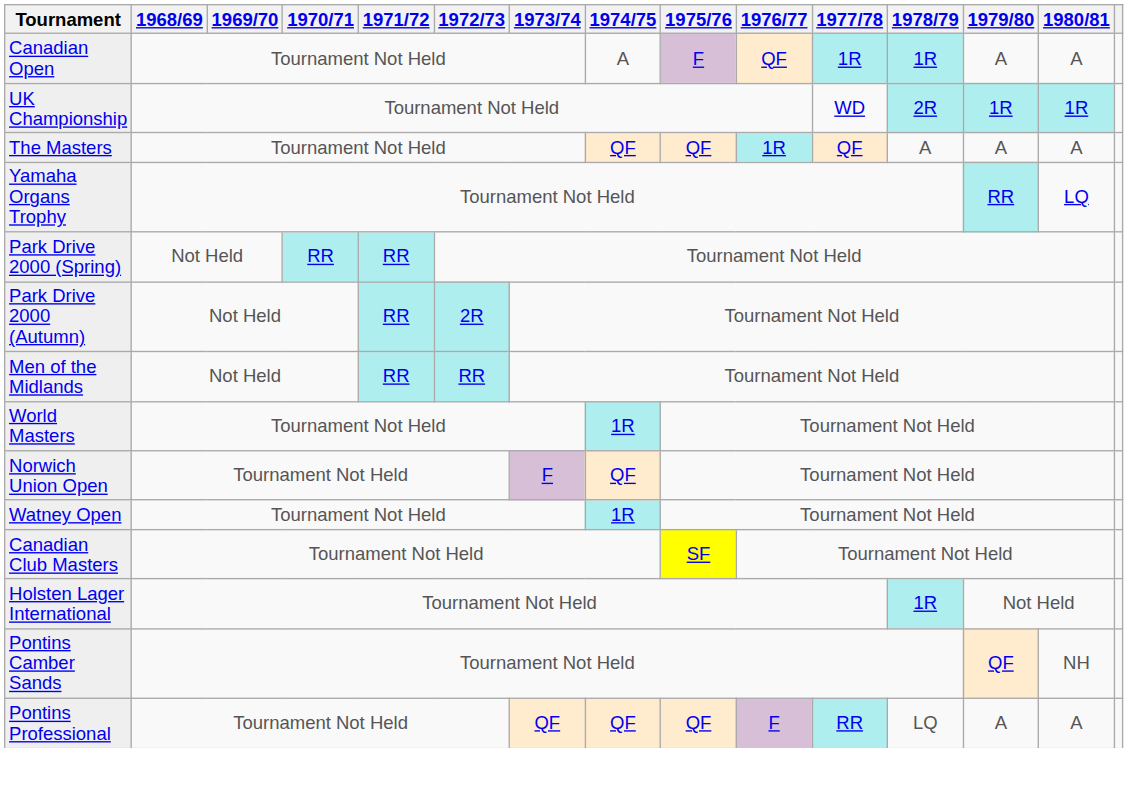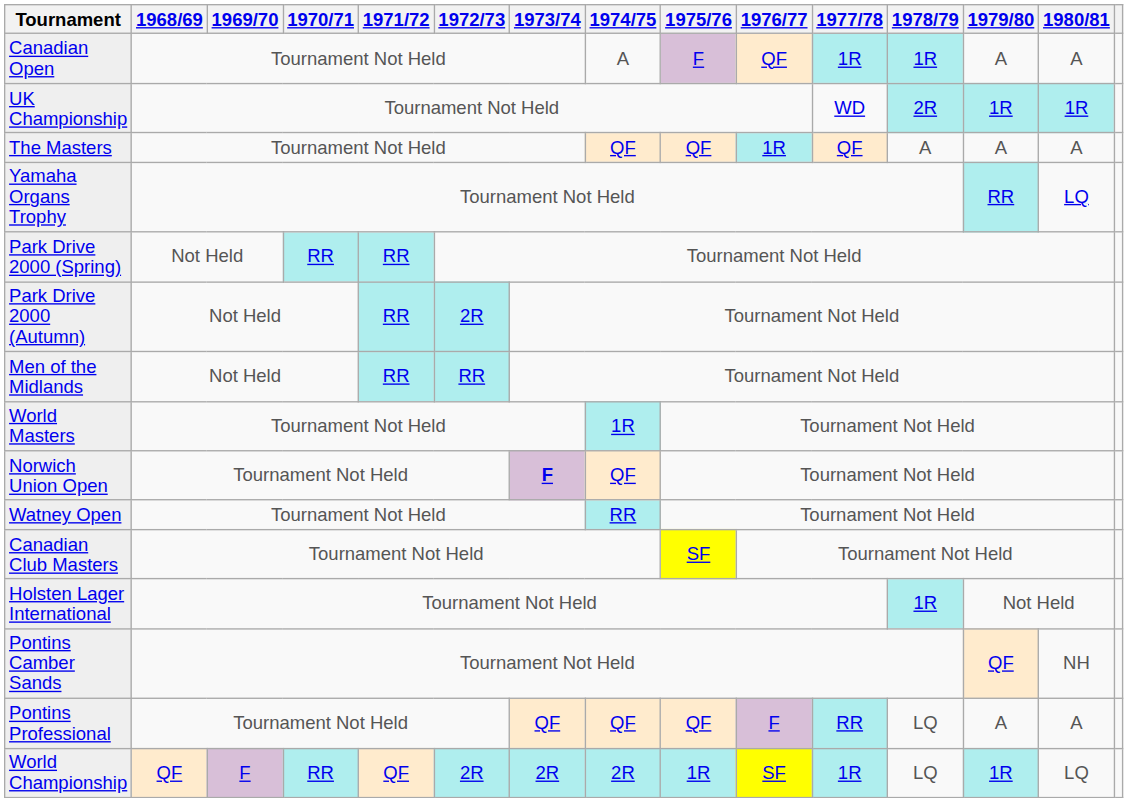(547, 475) normal -> (547, 475) bold
(623, 514) 1R -> (623, 514) RR
+ row: (68, 772)
